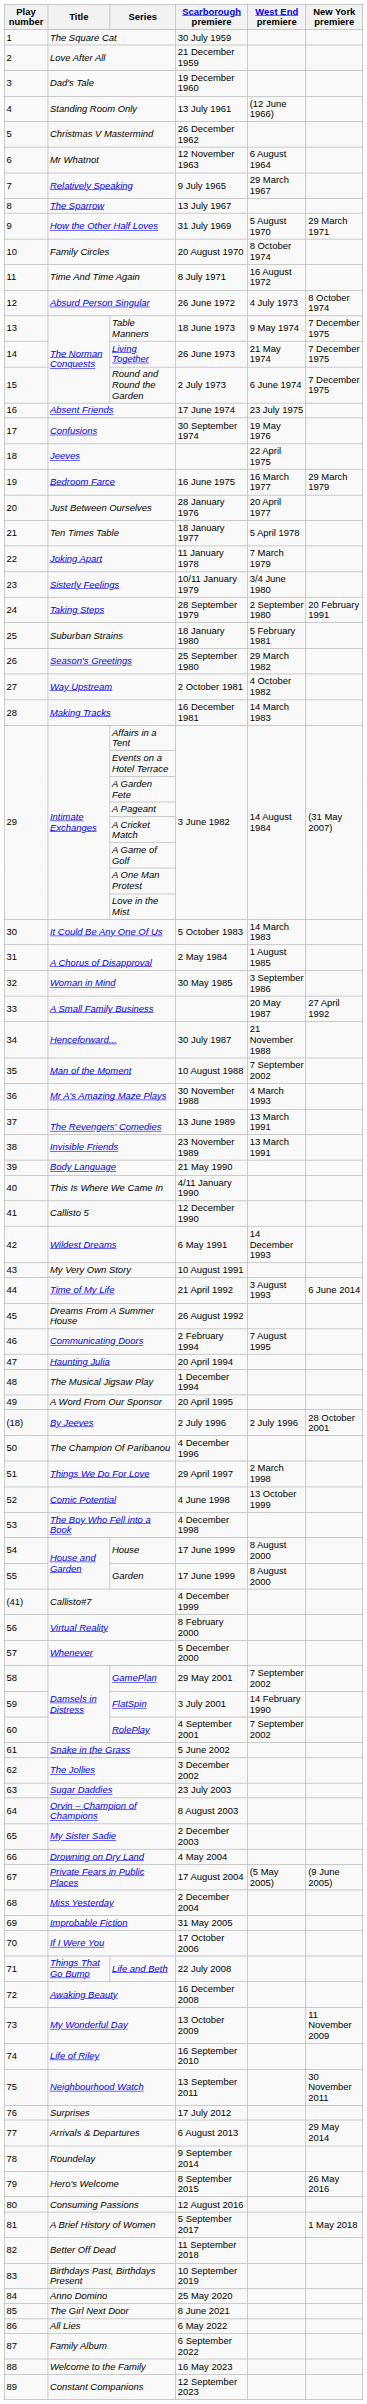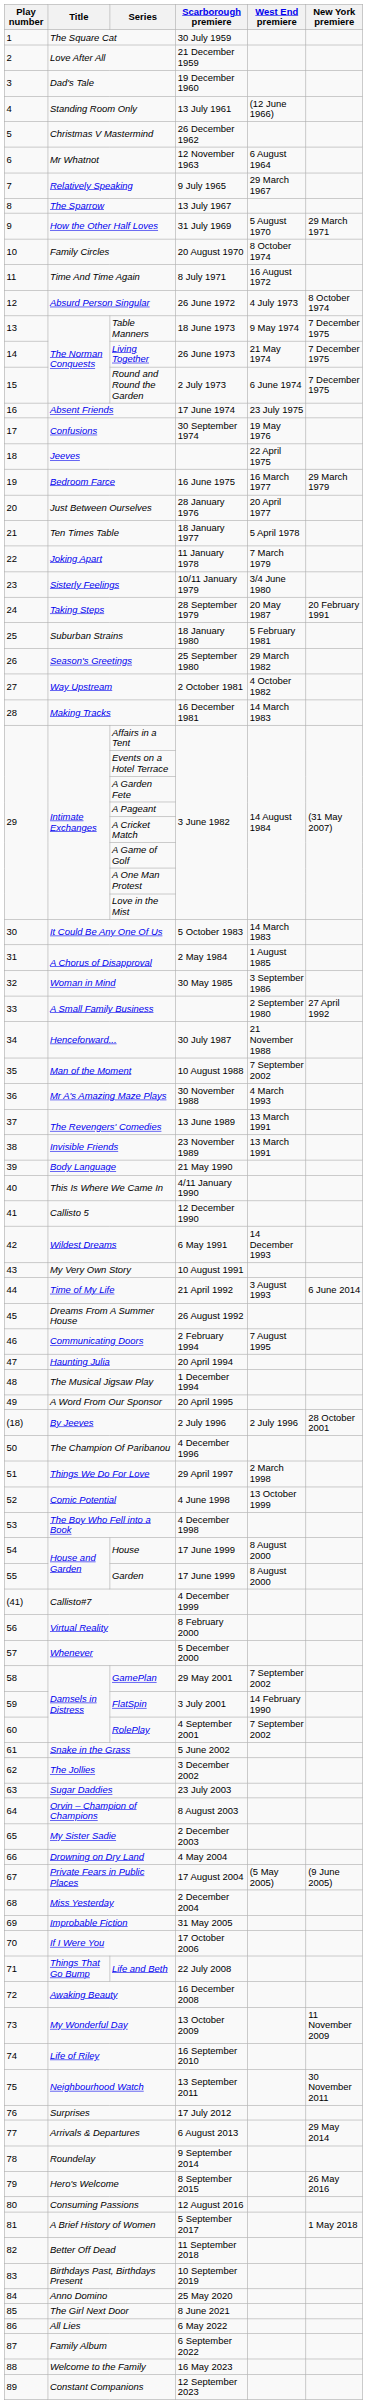(277, 610) 2 September 1980 -> (265, 610) 20 May 1987
(265, 1009) 20 May 1987 -> (277, 1009) 2 September 1980
